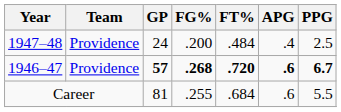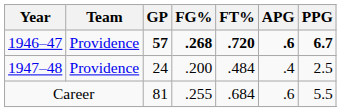rows swapped: (35, 68) <-> (35, 43)
